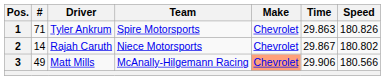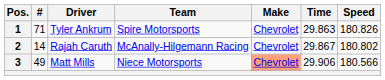(159, 46) Niece Motorsports -> (183, 46) McAnally-Hilgemann Racing
(183, 63) McAnally-Hilgemann Racing -> (159, 63) Niece Motorsports
